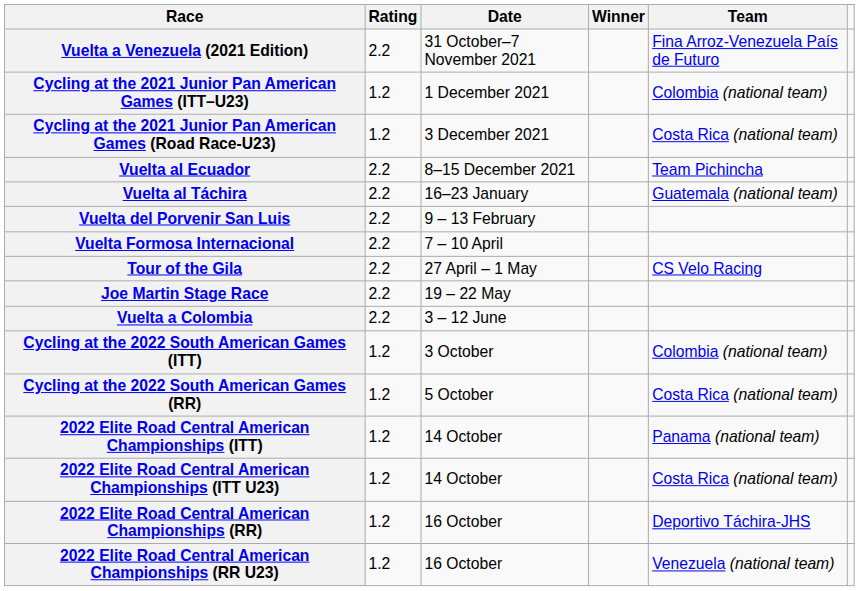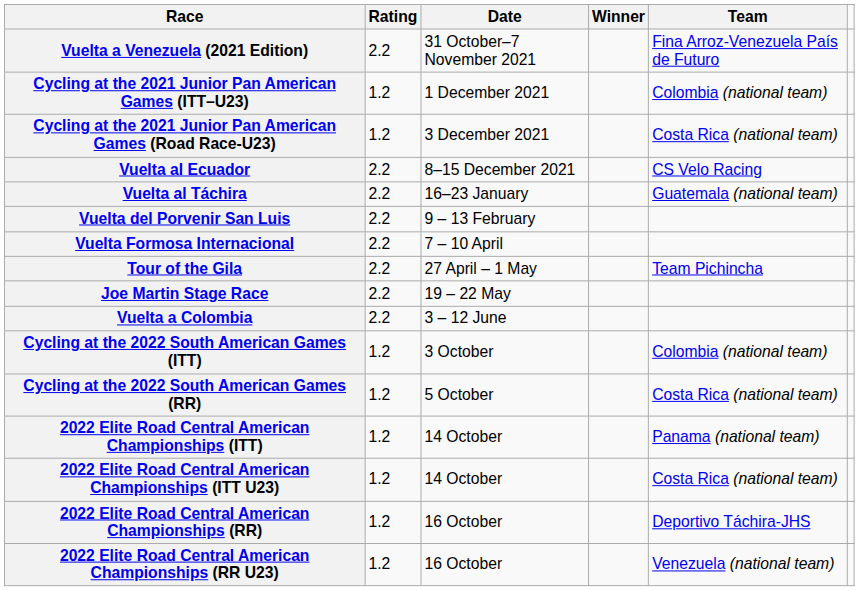(708, 169) Team Pichincha -> (707, 169) CS Velo Racing
(707, 268) CS Velo Racing -> (708, 268) Team Pichincha
